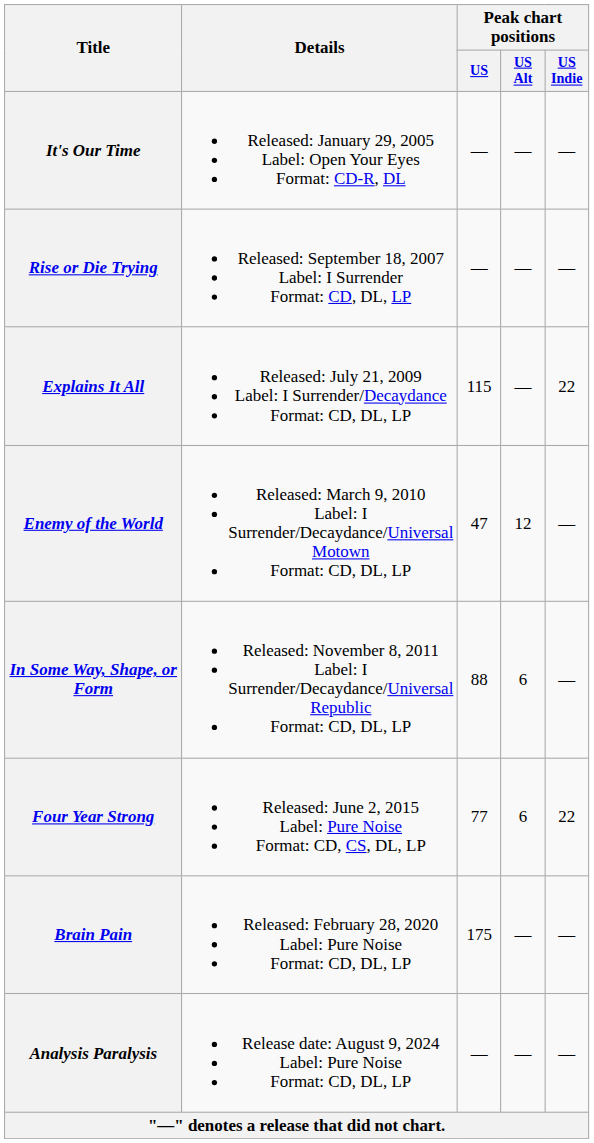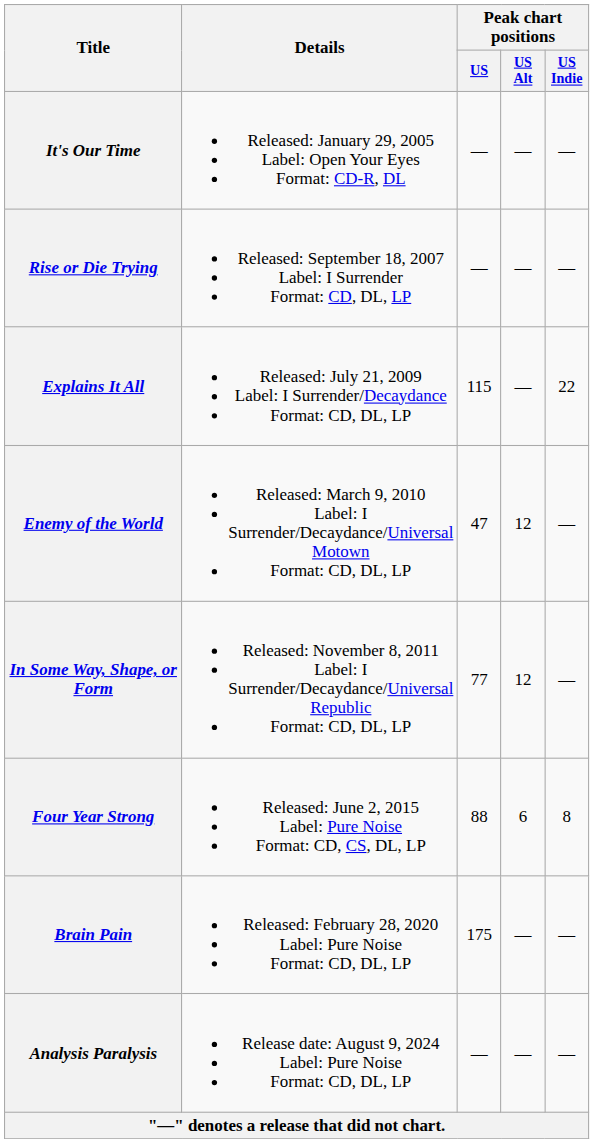(479, 679) 88 -> (479, 679) 77
(523, 679) 6 -> (523, 679) 12
(479, 816) 77 -> (479, 816) 88
(567, 816) 22 -> (567, 816) 8
